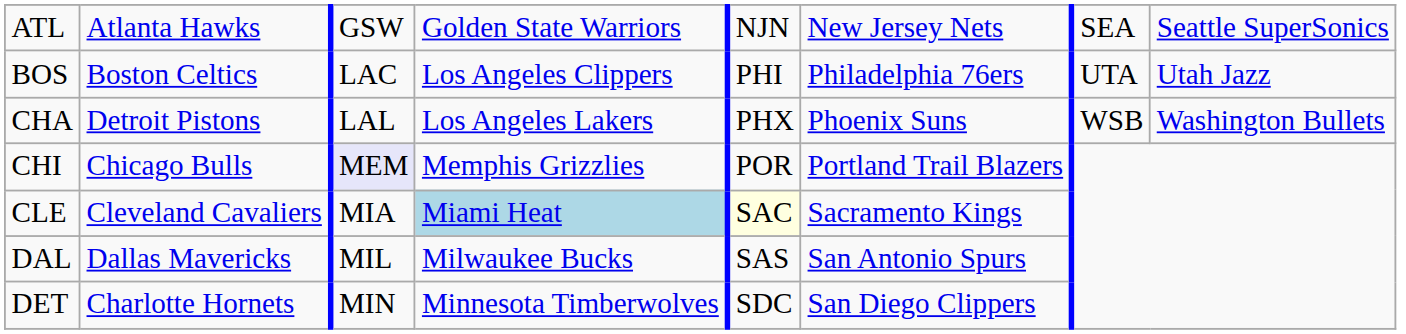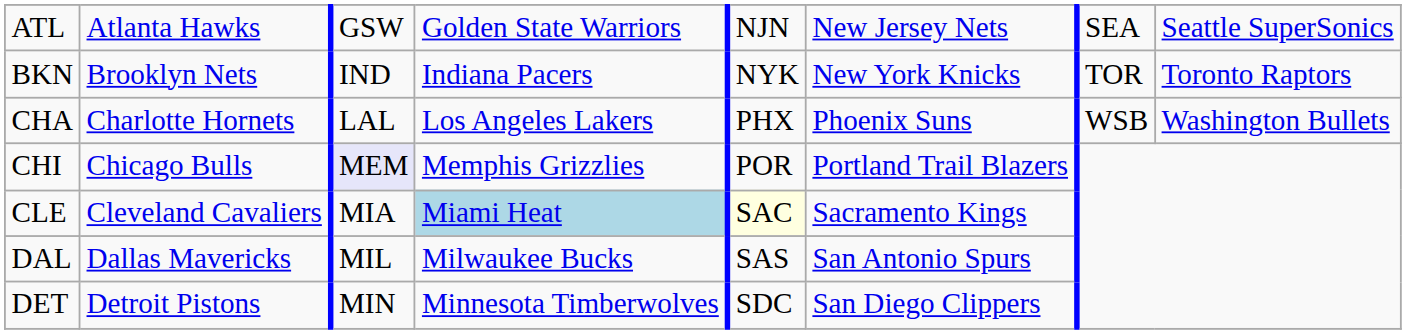+ row: (42, 73)
- row: (40, 73)
(173, 119) Detroit Pistons -> (190, 119) Charlotte Hornets
(190, 304) Charlotte Hornets -> (173, 304) Detroit Pistons
